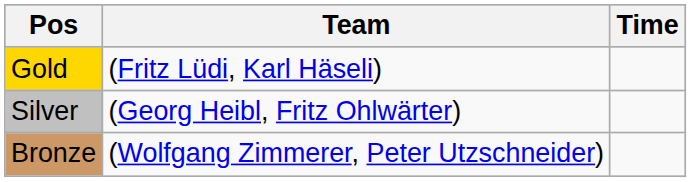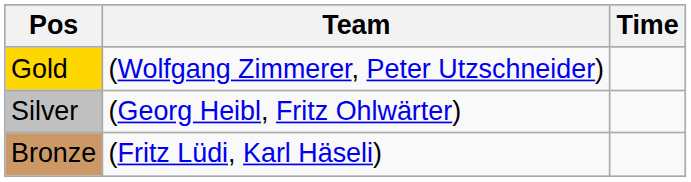(245, 68) (Fritz Lüdi, Karl Häseli) -> (356, 68) (Wolfgang Zimmerer, Peter Utzschneider)
(356, 153) (Wolfgang Zimmerer, Peter Utzschneider) -> (245, 153) (Fritz Lüdi, Karl Häseli)
